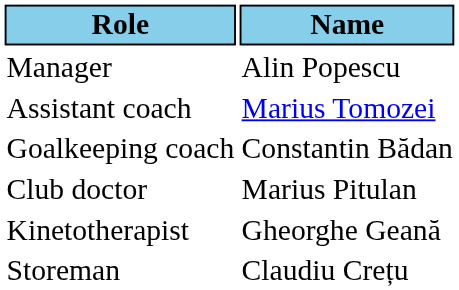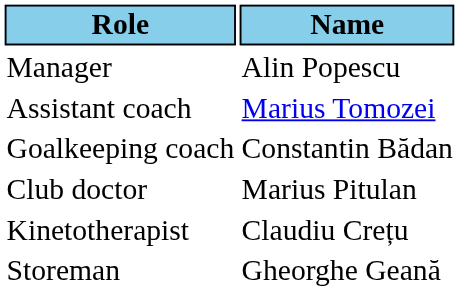(341, 229) Gheorghe Geană -> (325, 229) Claudiu Crețu
(325, 270) Claudiu Crețu -> (341, 270) Gheorghe Geană
